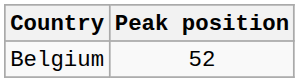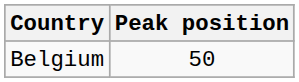(202, 60) 52 -> (202, 60) 50
